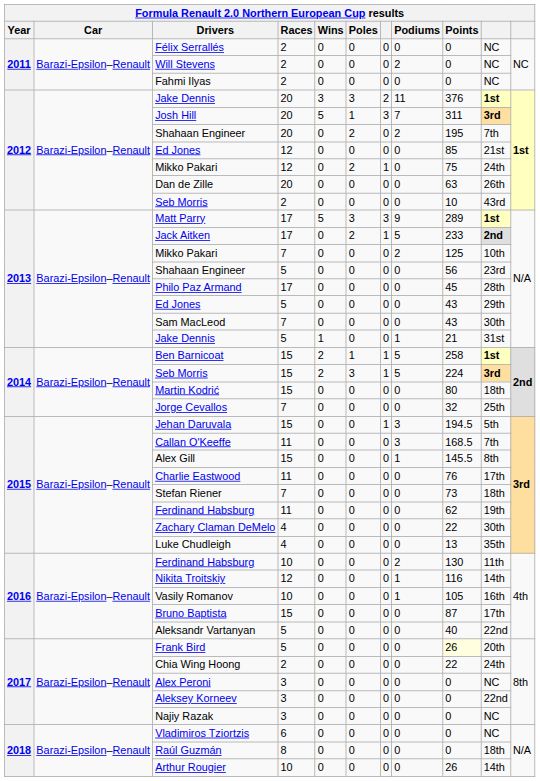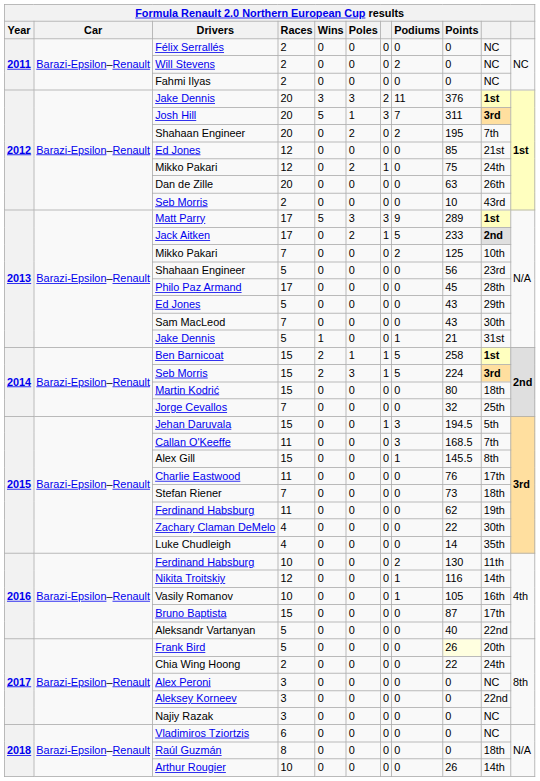(451, 544) 13 -> (451, 544) 14
